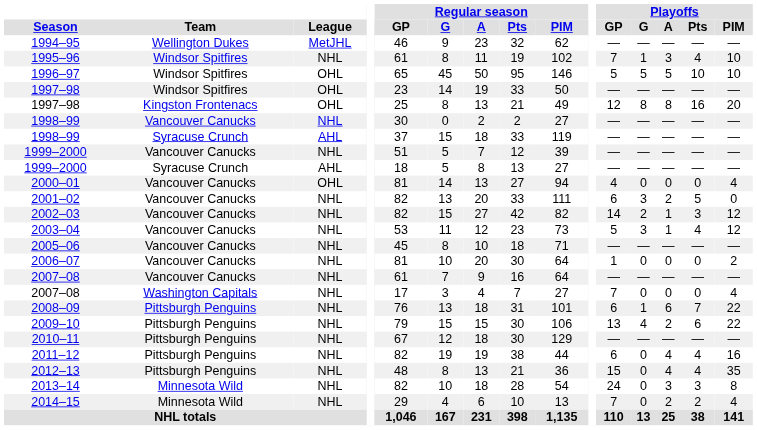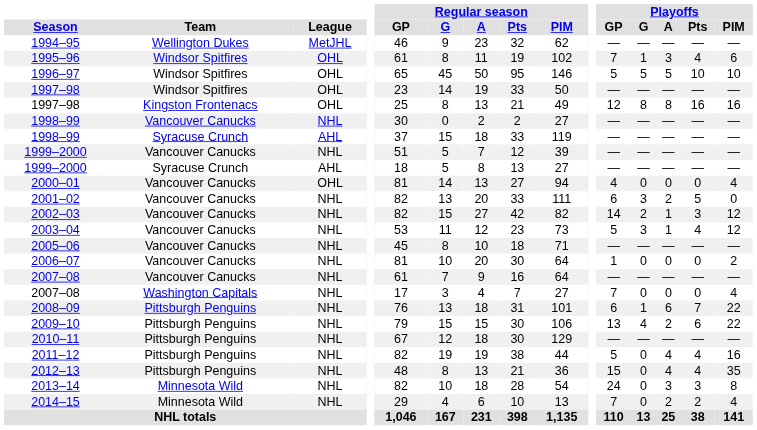(330, 58) NHL -> (330, 58) OHL
(734, 58) 10 -> (734, 58) 6
(734, 105) 20 -> (734, 105) 16
(614, 355) 6 -> (614, 355) 5
